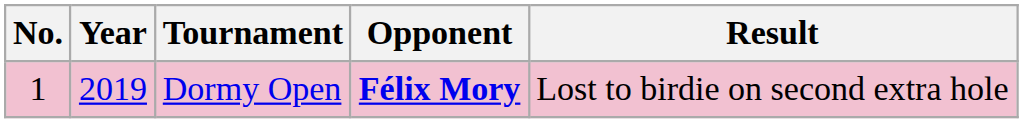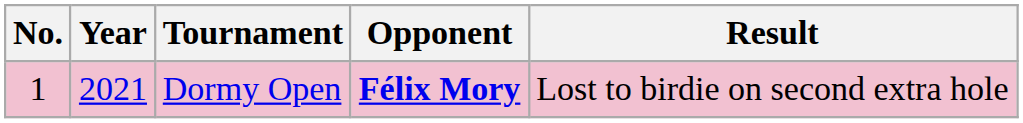(113, 88) 2019 -> (113, 88) 2021
